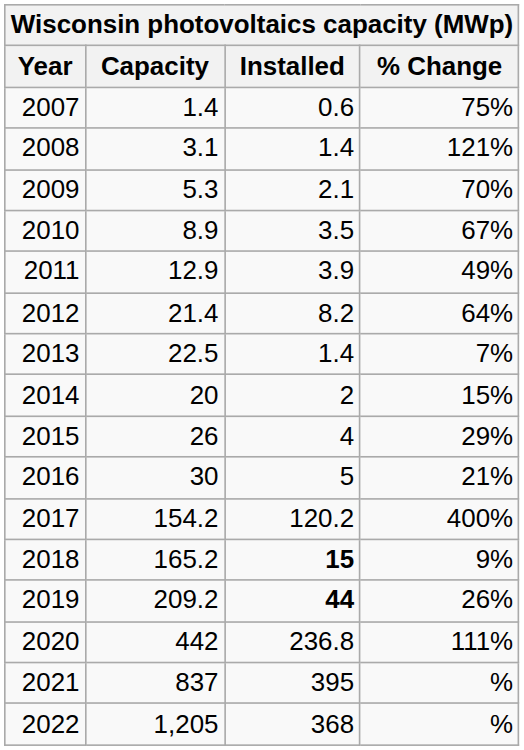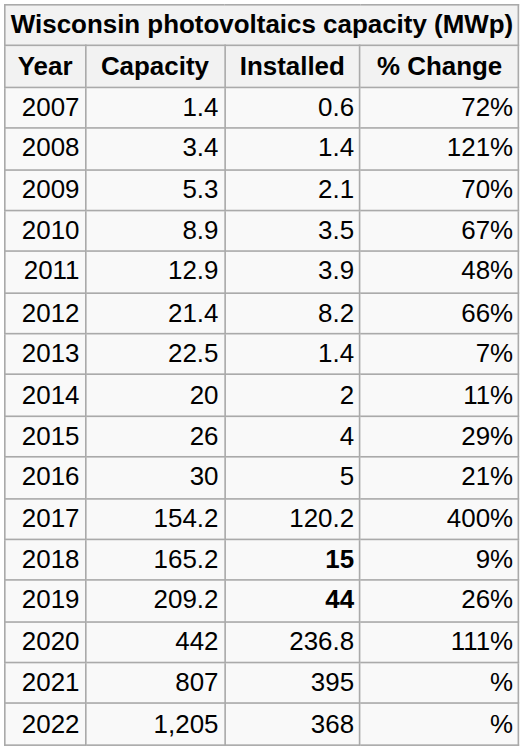(487, 107) 75% -> (487, 107) 72%
(200, 148) 3.1 -> (200, 148) 3.4
(487, 271) 49% -> (487, 271) 48%
(487, 312) 64% -> (487, 312) 66%
(487, 395) 15% -> (488, 395) 11%
(197, 682) 837 -> (197, 682) 807
